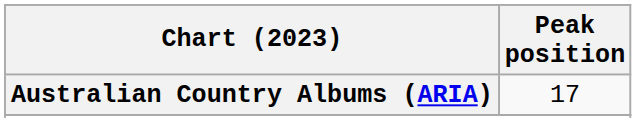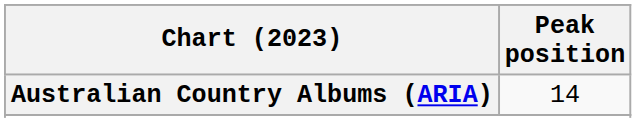(565, 95) 17 -> (565, 95) 14
